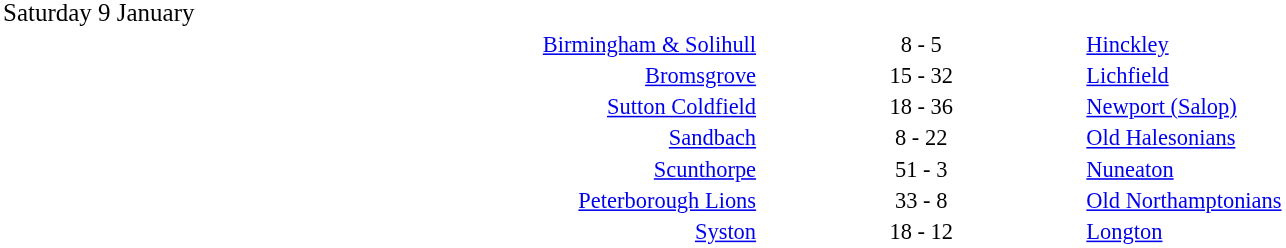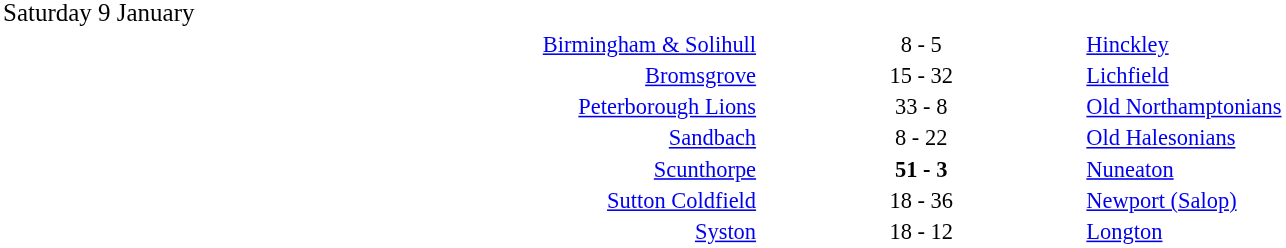rows swapped: (667, 200) <-> (682, 106)
(921, 169) normal -> (921, 169) bold
